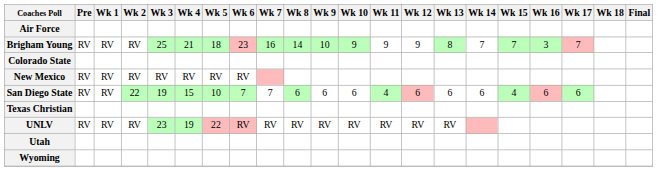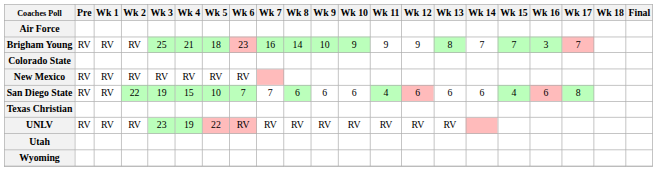(578, 93) 6 -> (578, 93) 8
